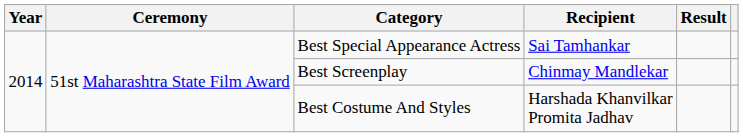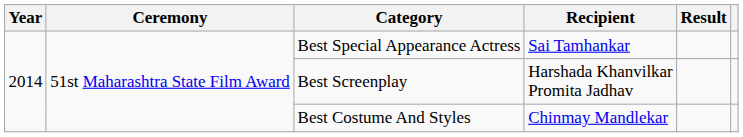(598, 71) Chinmay Mandlekar -> (600, 81) Harshada Khanvilkar Promita Jadhav
(600, 108) Harshada Khanvilkar Promita Jadhav -> (598, 117) Chinmay Mandlekar
